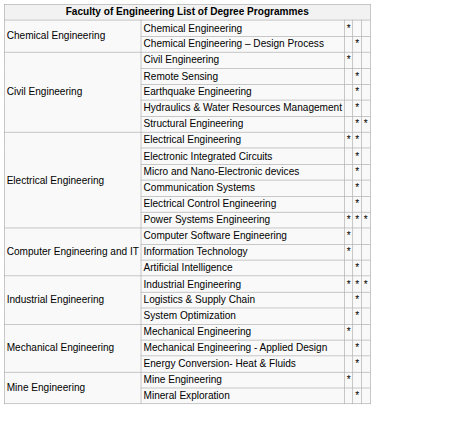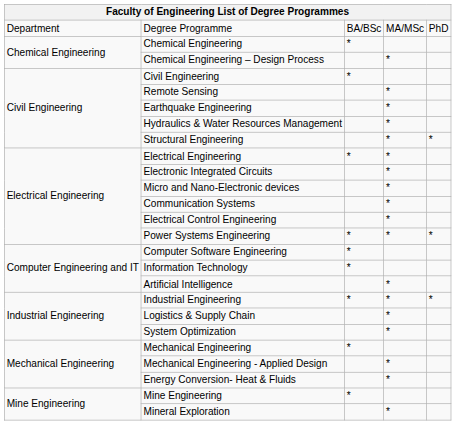+ row: (188, 28)
